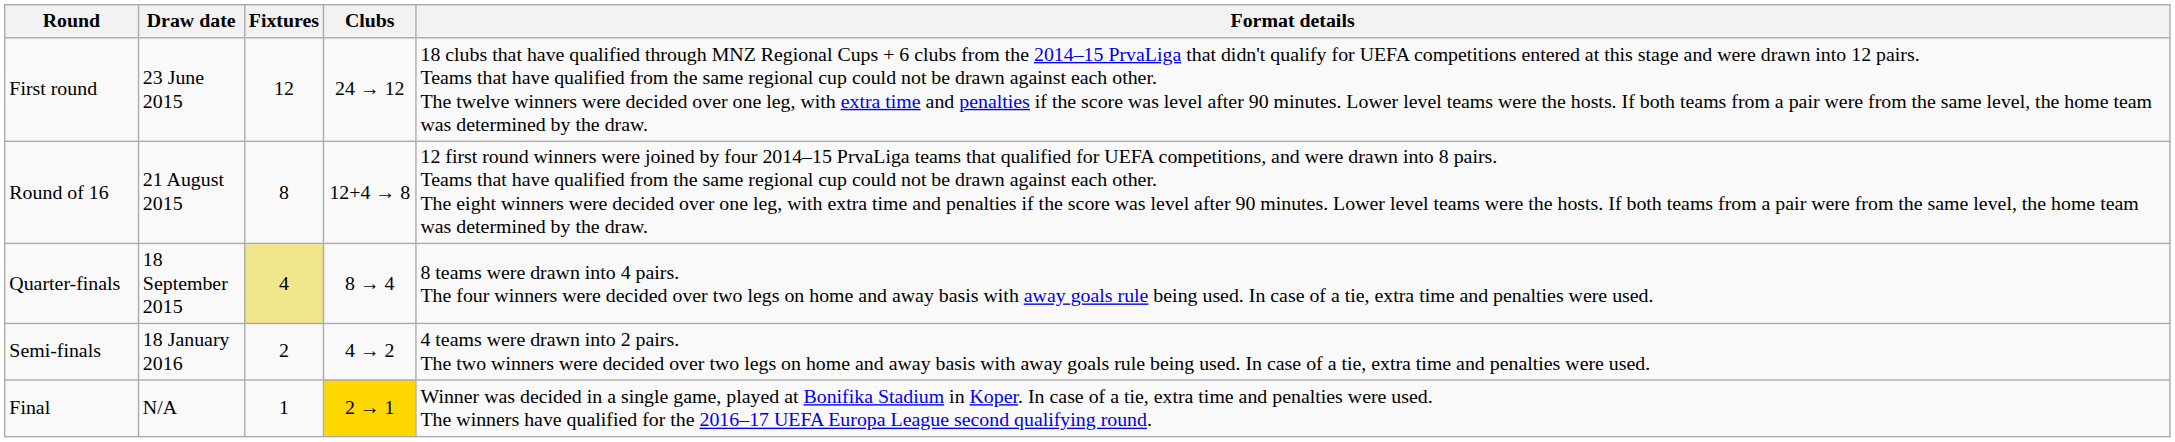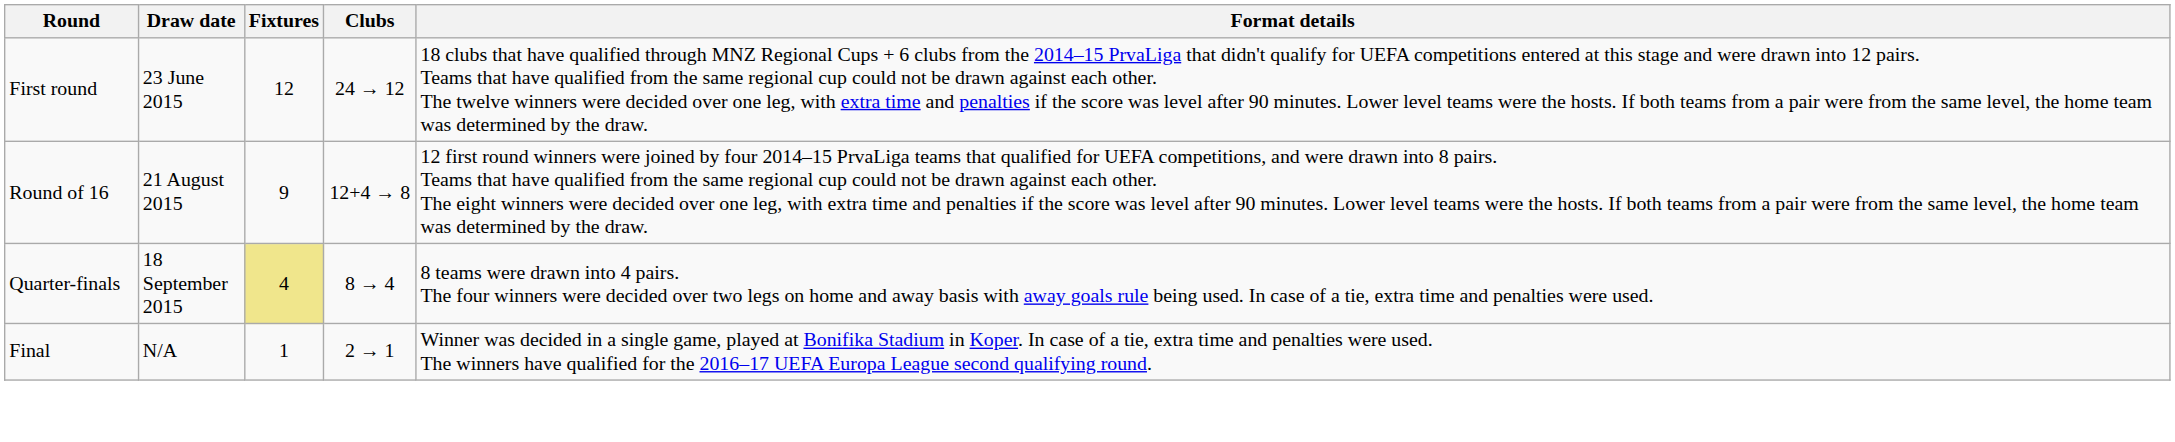(284, 192) 8 -> (284, 192) 9
- row: (55, 351)
(370, 408) gold background -> (370, 351) no background
